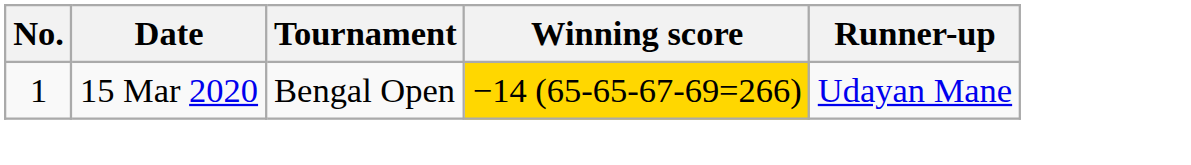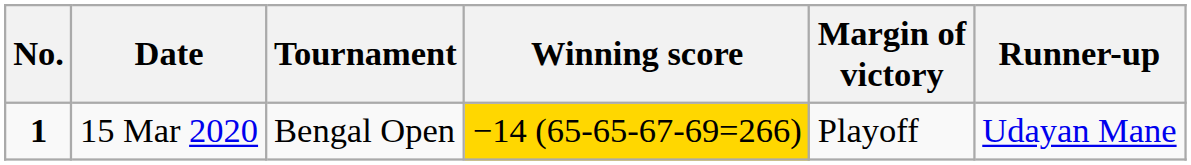+ column: (892, 53)
(39, 90) normal -> (39, 130) bold
